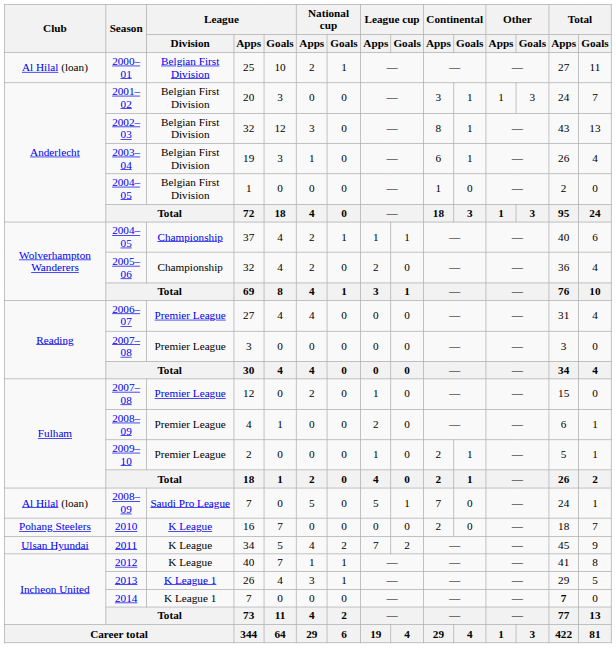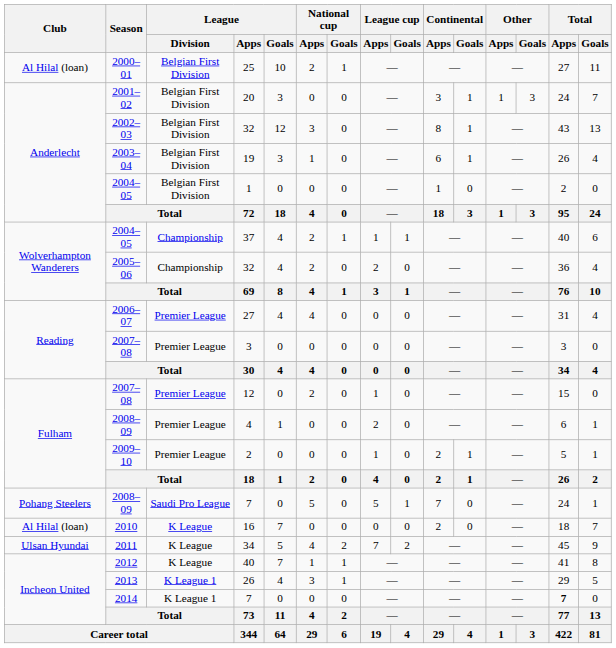(55, 503) Al Hilal (loan) -> (55, 503) Pohang Steelers
(55, 527) Pohang Steelers -> (55, 527) Al Hilal (loan)
